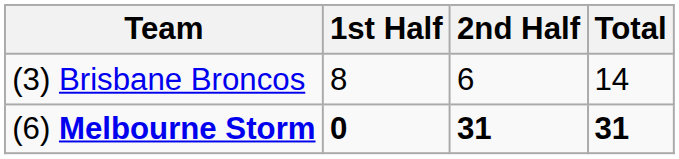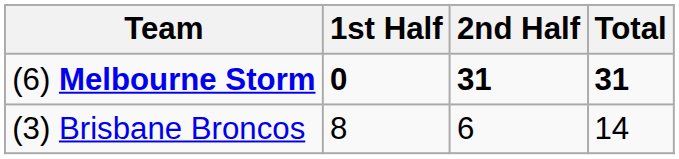rows swapped: (159, 78) <-> (164, 128)
